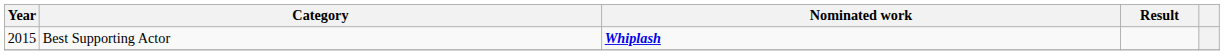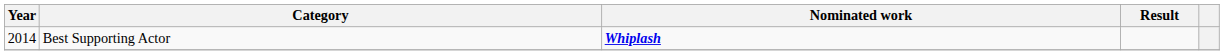(22, 38) 2015 -> (22, 38) 2014
